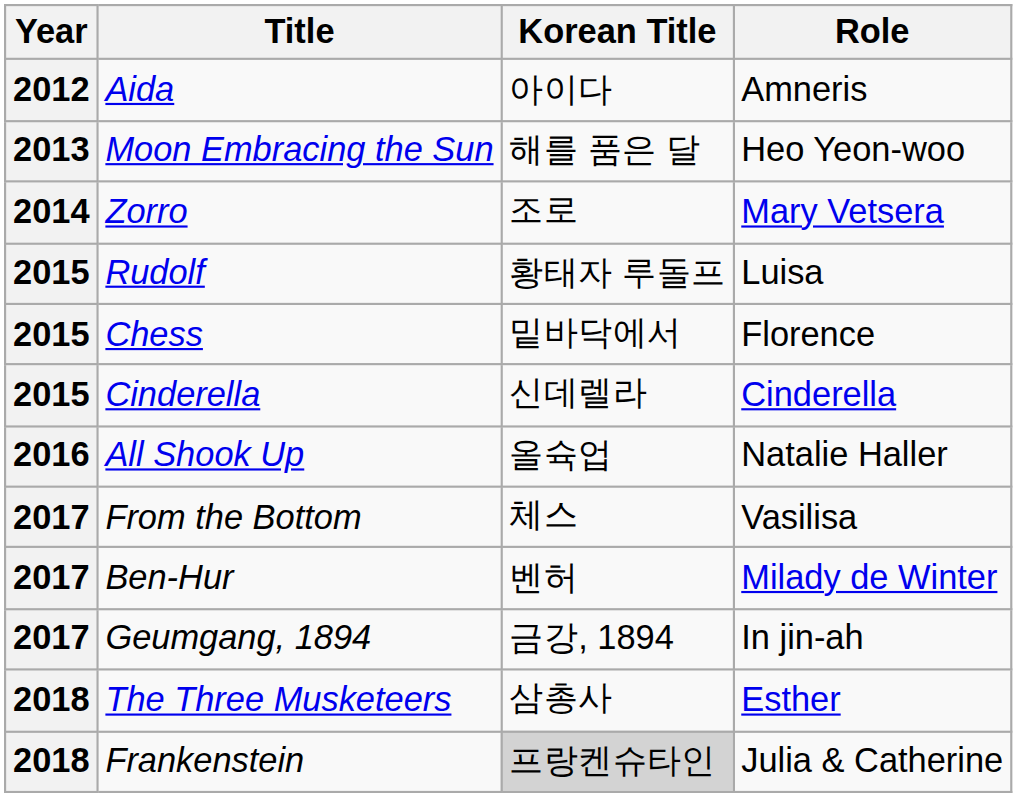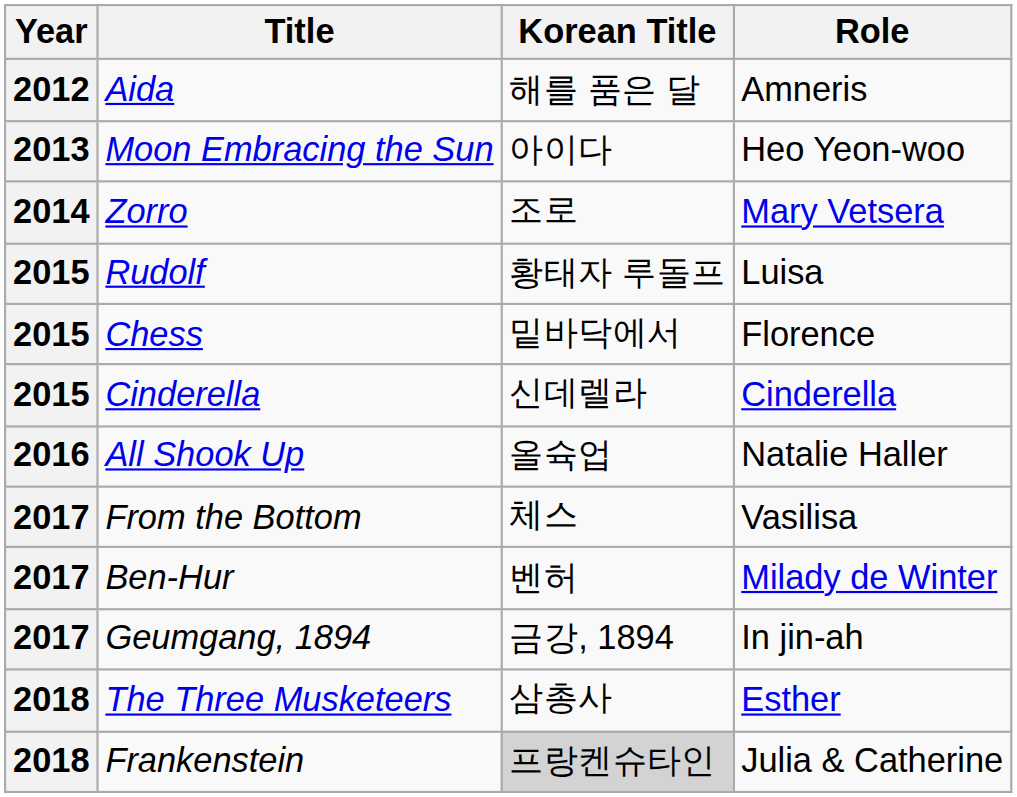(561, 88) 아이다 -> (605, 88) 해를 품은 달
(605, 149) 해를 품은 달 -> (561, 149) 아이다
